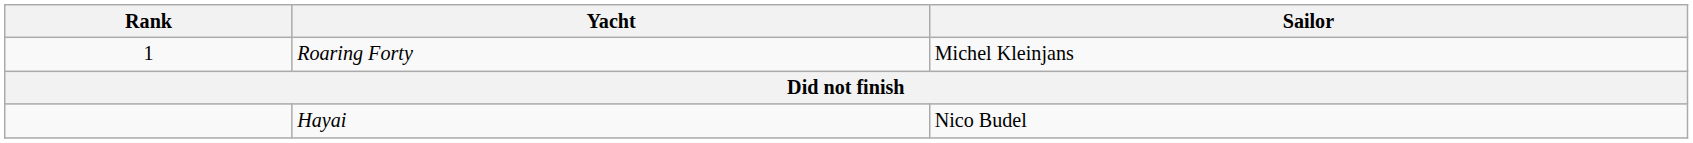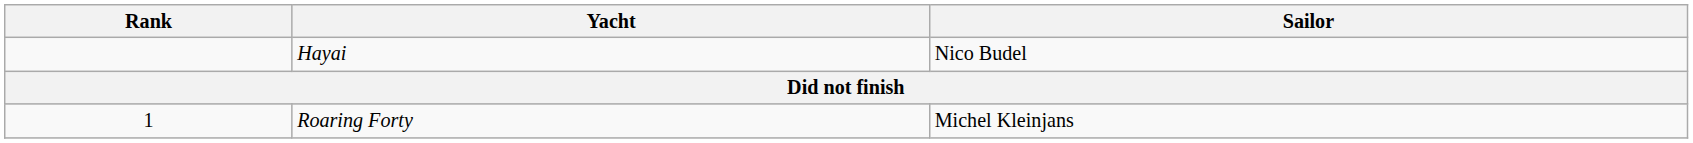rows swapped: (355, 53) <-> (322, 120)
